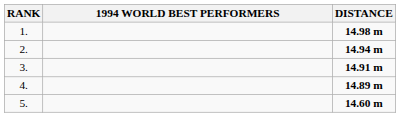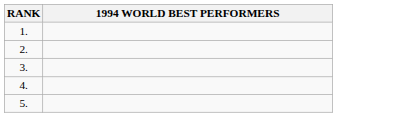- column: (364, 13)
